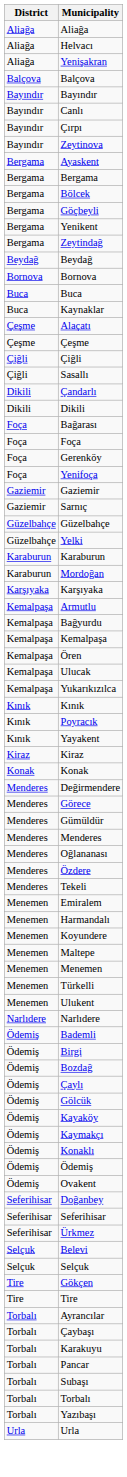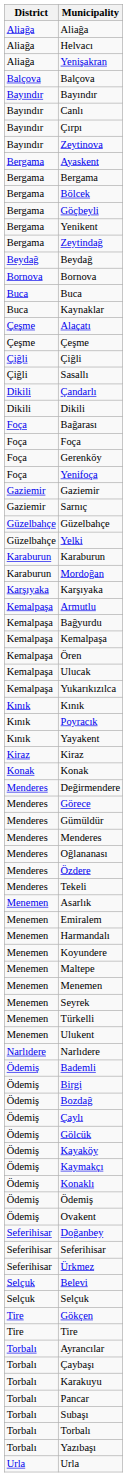+ row: (76, 903)
+ row: (75, 1002)
